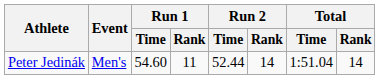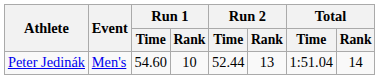(189, 62) 11 -> (189, 62) 10
(267, 62) 14 -> (267, 62) 13
